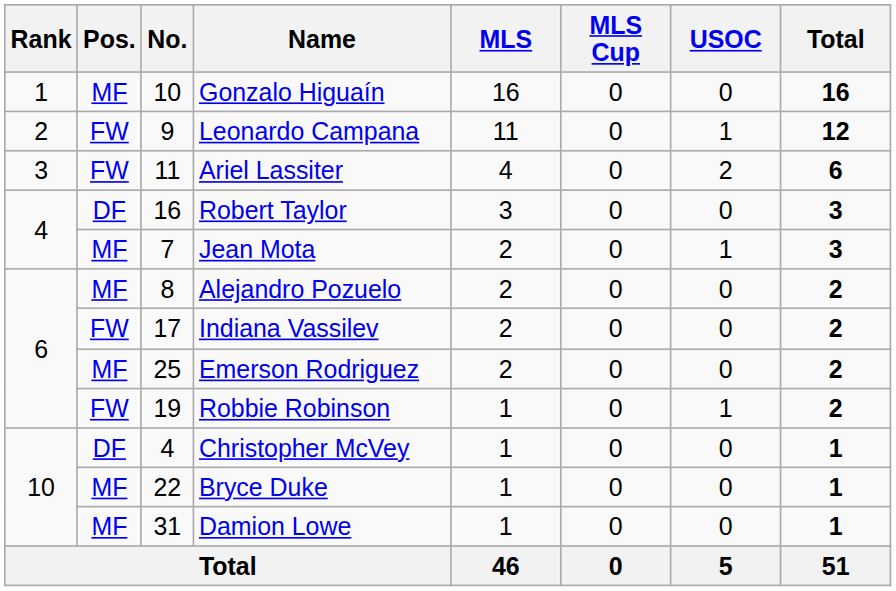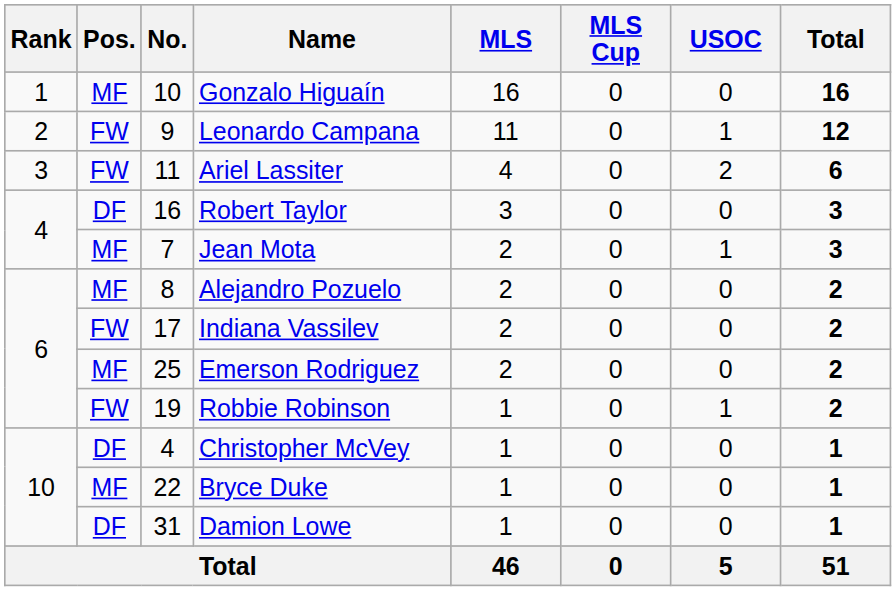(109, 526) MF -> (109, 526) DF
